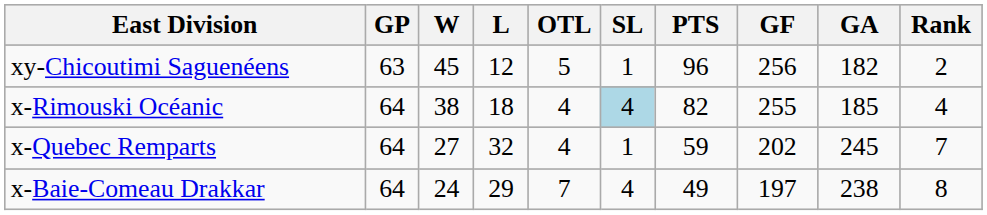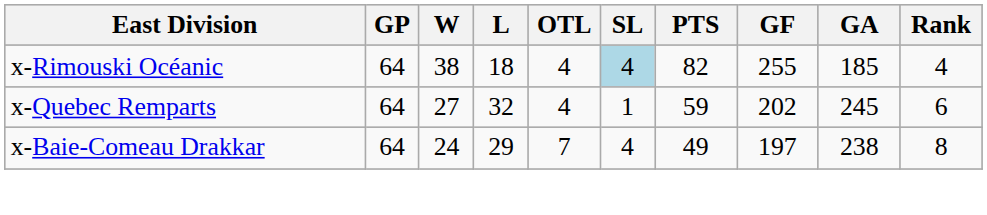- row: (150, 65)
(941, 147) 7 -> (941, 106) 6
